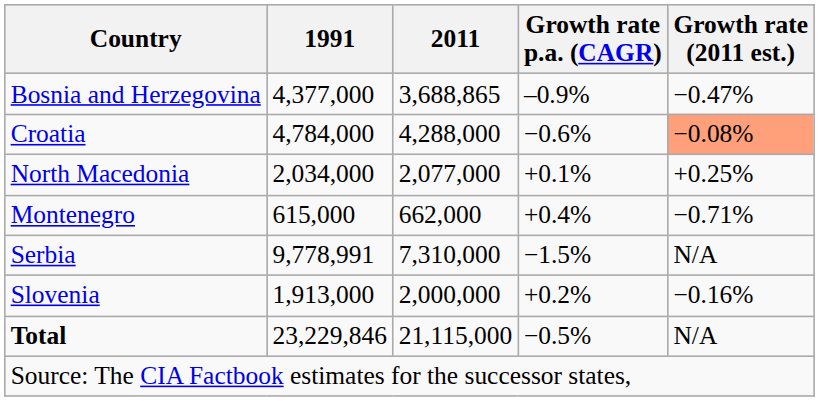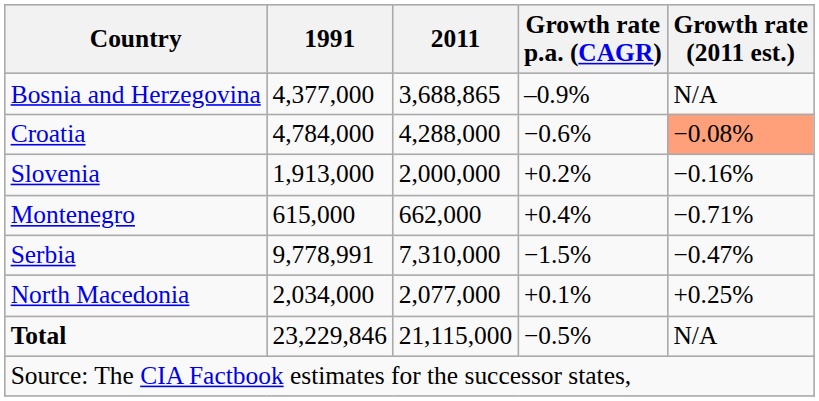(714, 93) −0.47% -> (695, 93) N/A
rows swapped: (100, 174) <-> (55, 295)
(695, 255) N/A -> (714, 255) −0.47%
